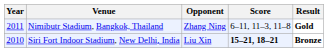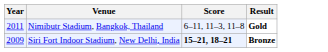- column: (205, 12)
(15, 41) 2010 -> (15, 41) 2009
